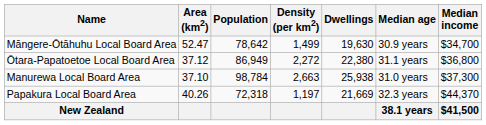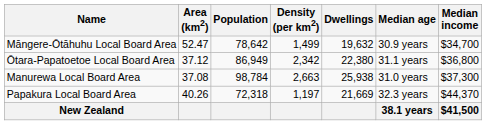(357, 44) 19,630 -> (357, 44) 19,632
(306, 61) 2,272 -> (306, 61) 2,342
(195, 77) 37.10 -> (195, 77) 37.08
